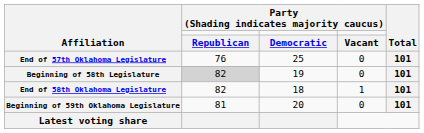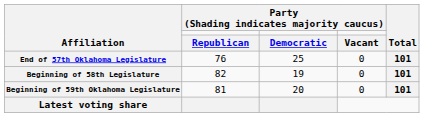(221, 74) lightgrey background -> (221, 74) no background
- row: (93, 89)
